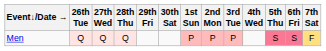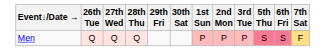- column: (254, 17)
